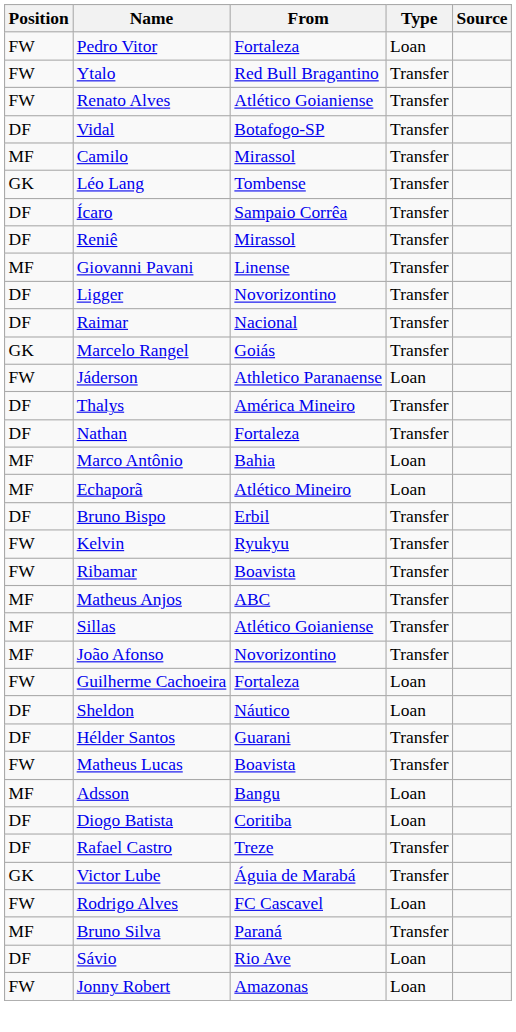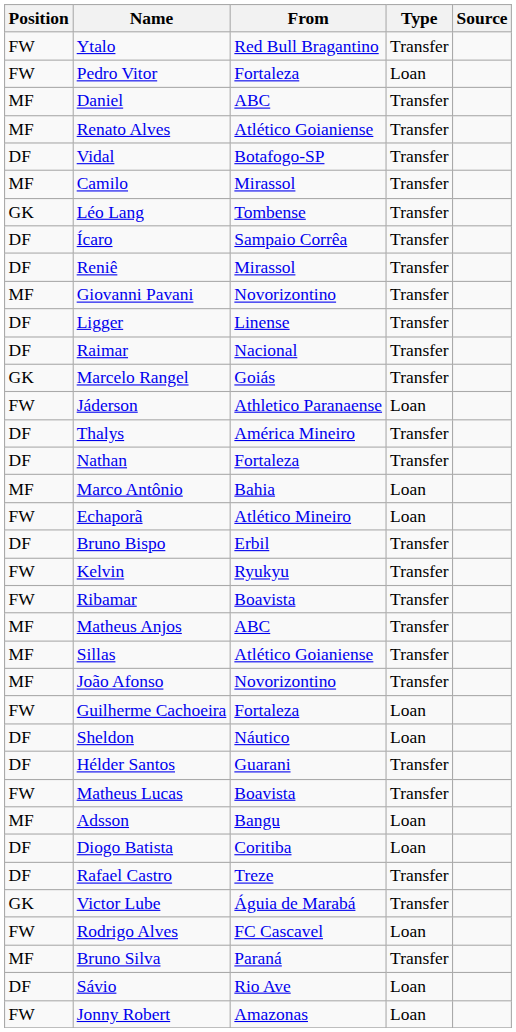rows swapped: (117, 45) <-> (96, 73)
+ row: (100, 101)
(22, 101) FW -> (21, 128) MF
(262, 267) Linense -> (285, 294) Novorizontino
(285, 294) Novorizontino -> (262, 322) Linense
(21, 488) MF -> (22, 516) FW
